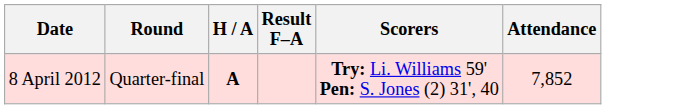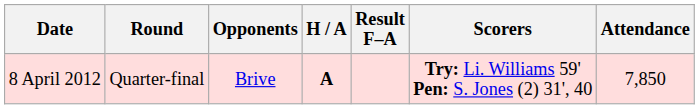+ column: (255, 29)
(552, 78) 7,852 -> (645, 78) 7,850
